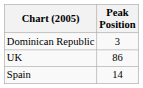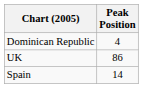(118, 41) 3 -> (118, 41) 4
